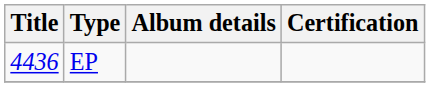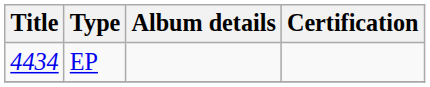(34, 61) 4436 -> (34, 61) 4434
